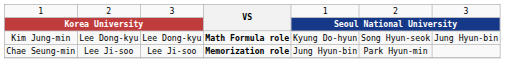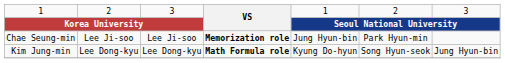rows swapped: (41, 51) <-> (41, 38)
